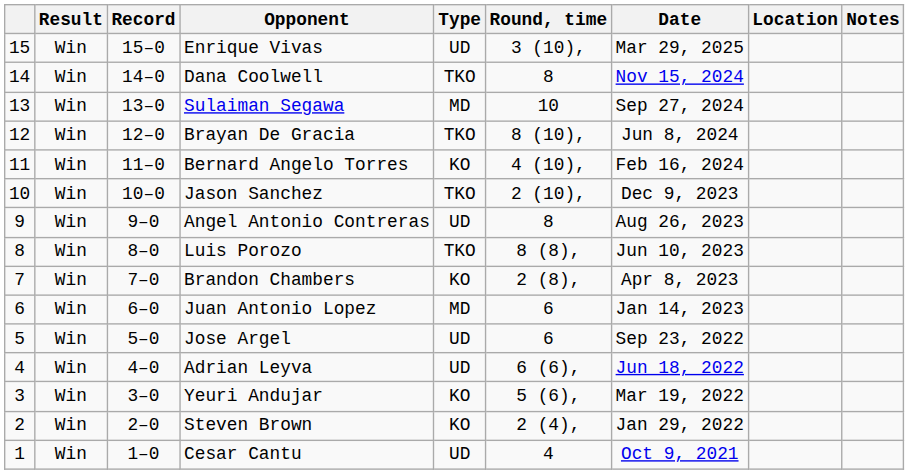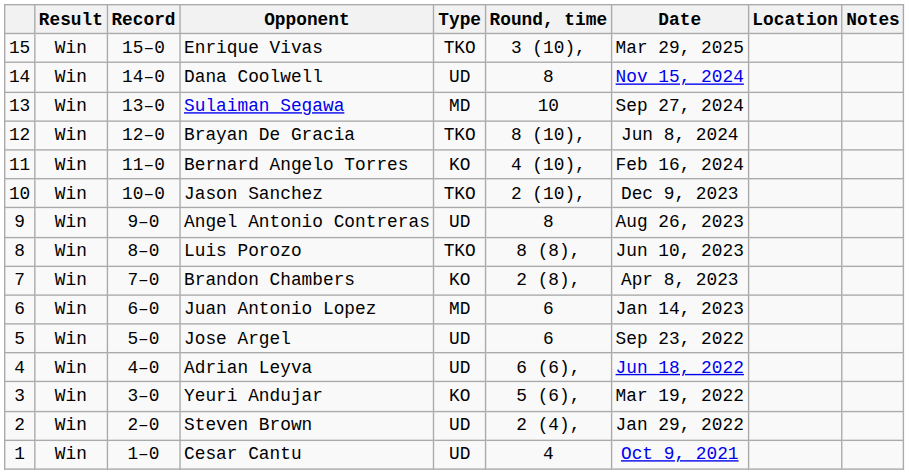(460, 48) UD -> (460, 48) TKO
(460, 77) TKO -> (460, 77) UD
(460, 426) KO -> (460, 426) UD
